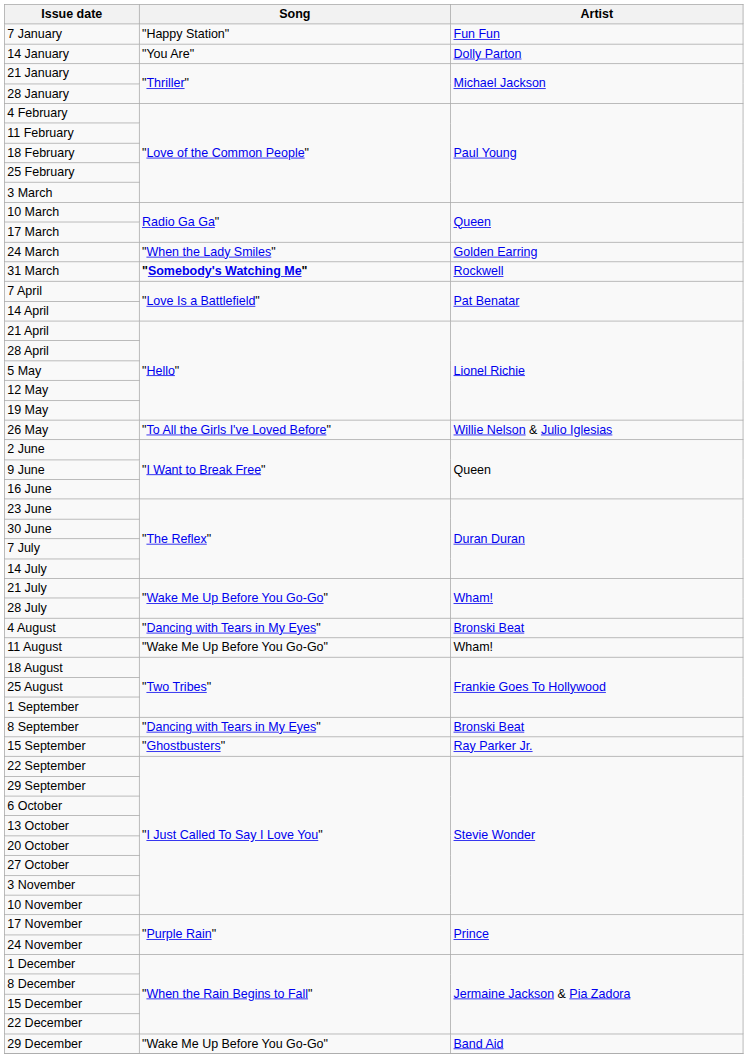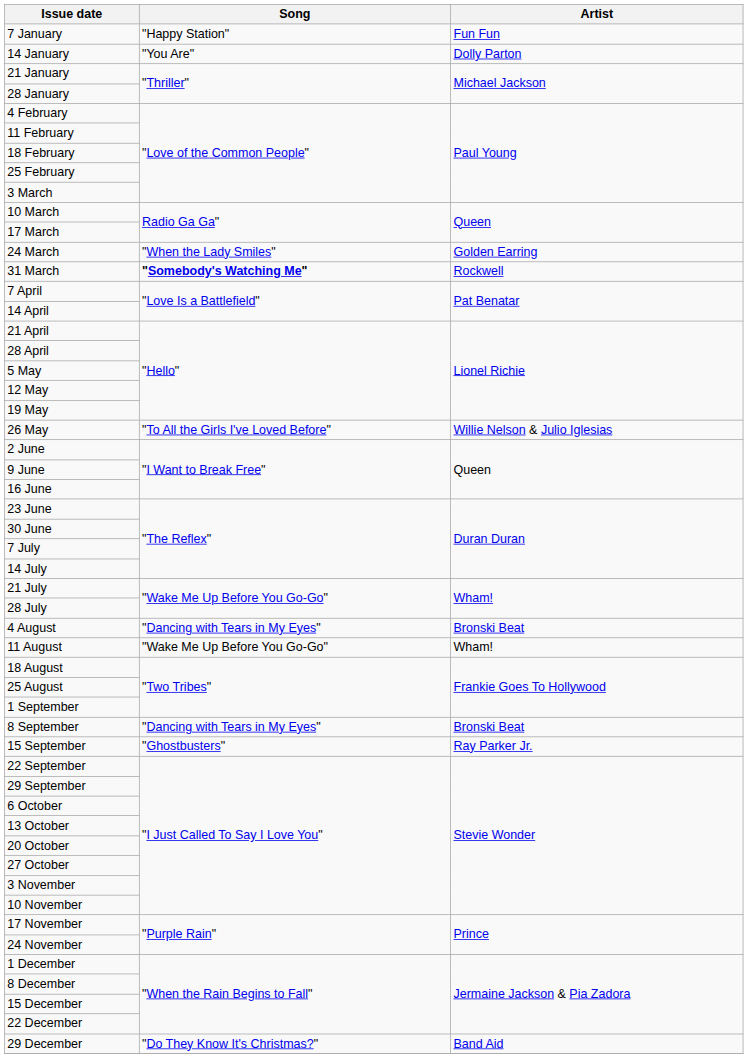(235, 1043) "Wake Me Up Before You Go-Go" -> (230, 1043) "Do They Know It's Christmas?"
